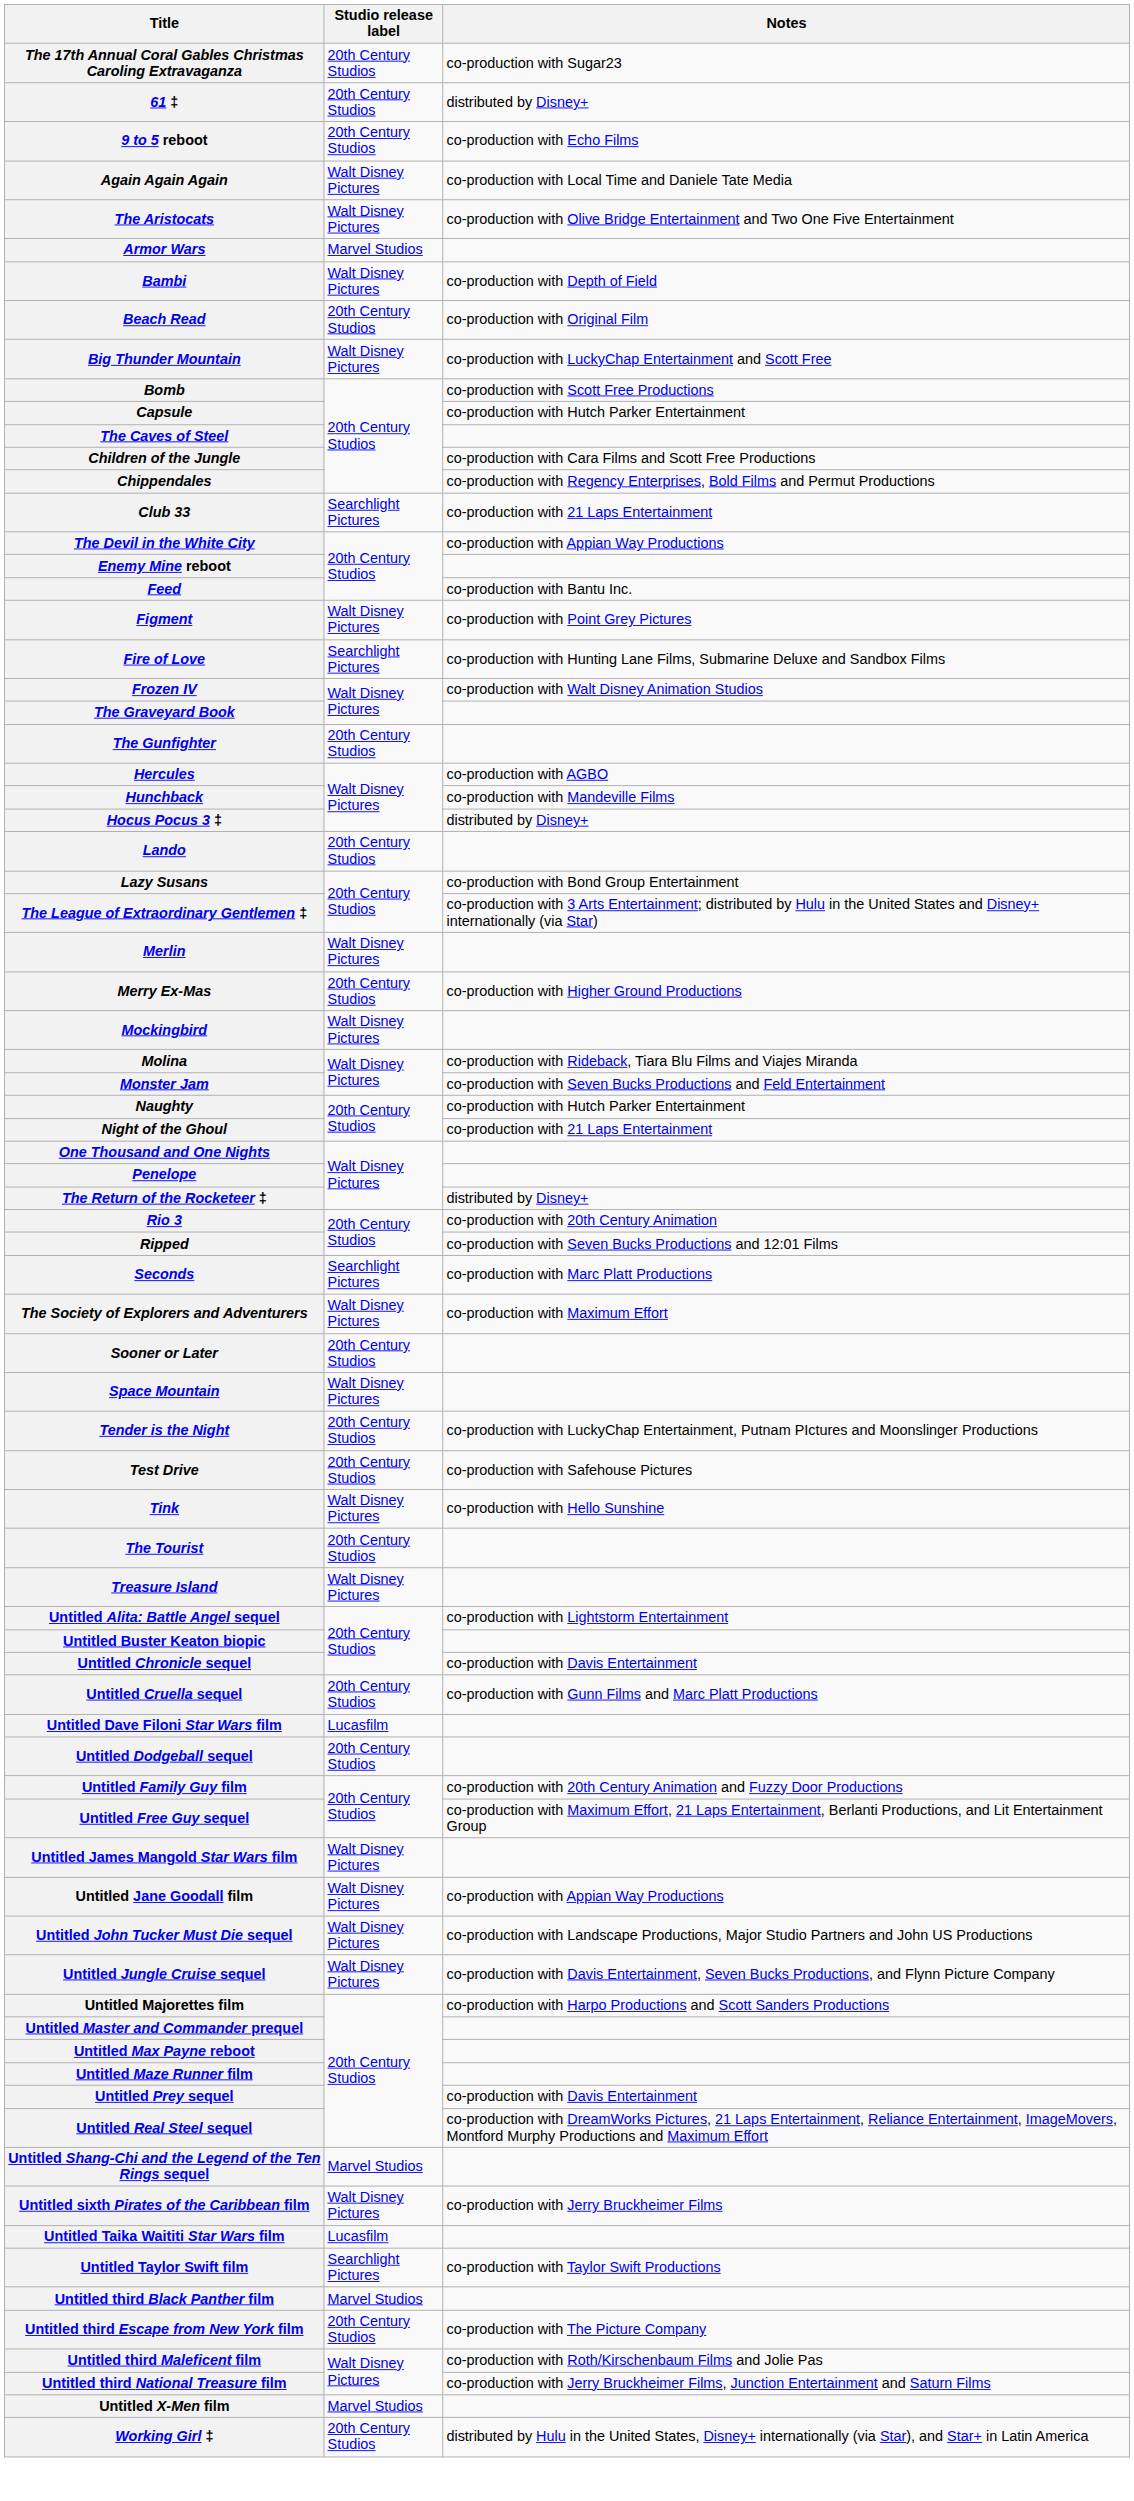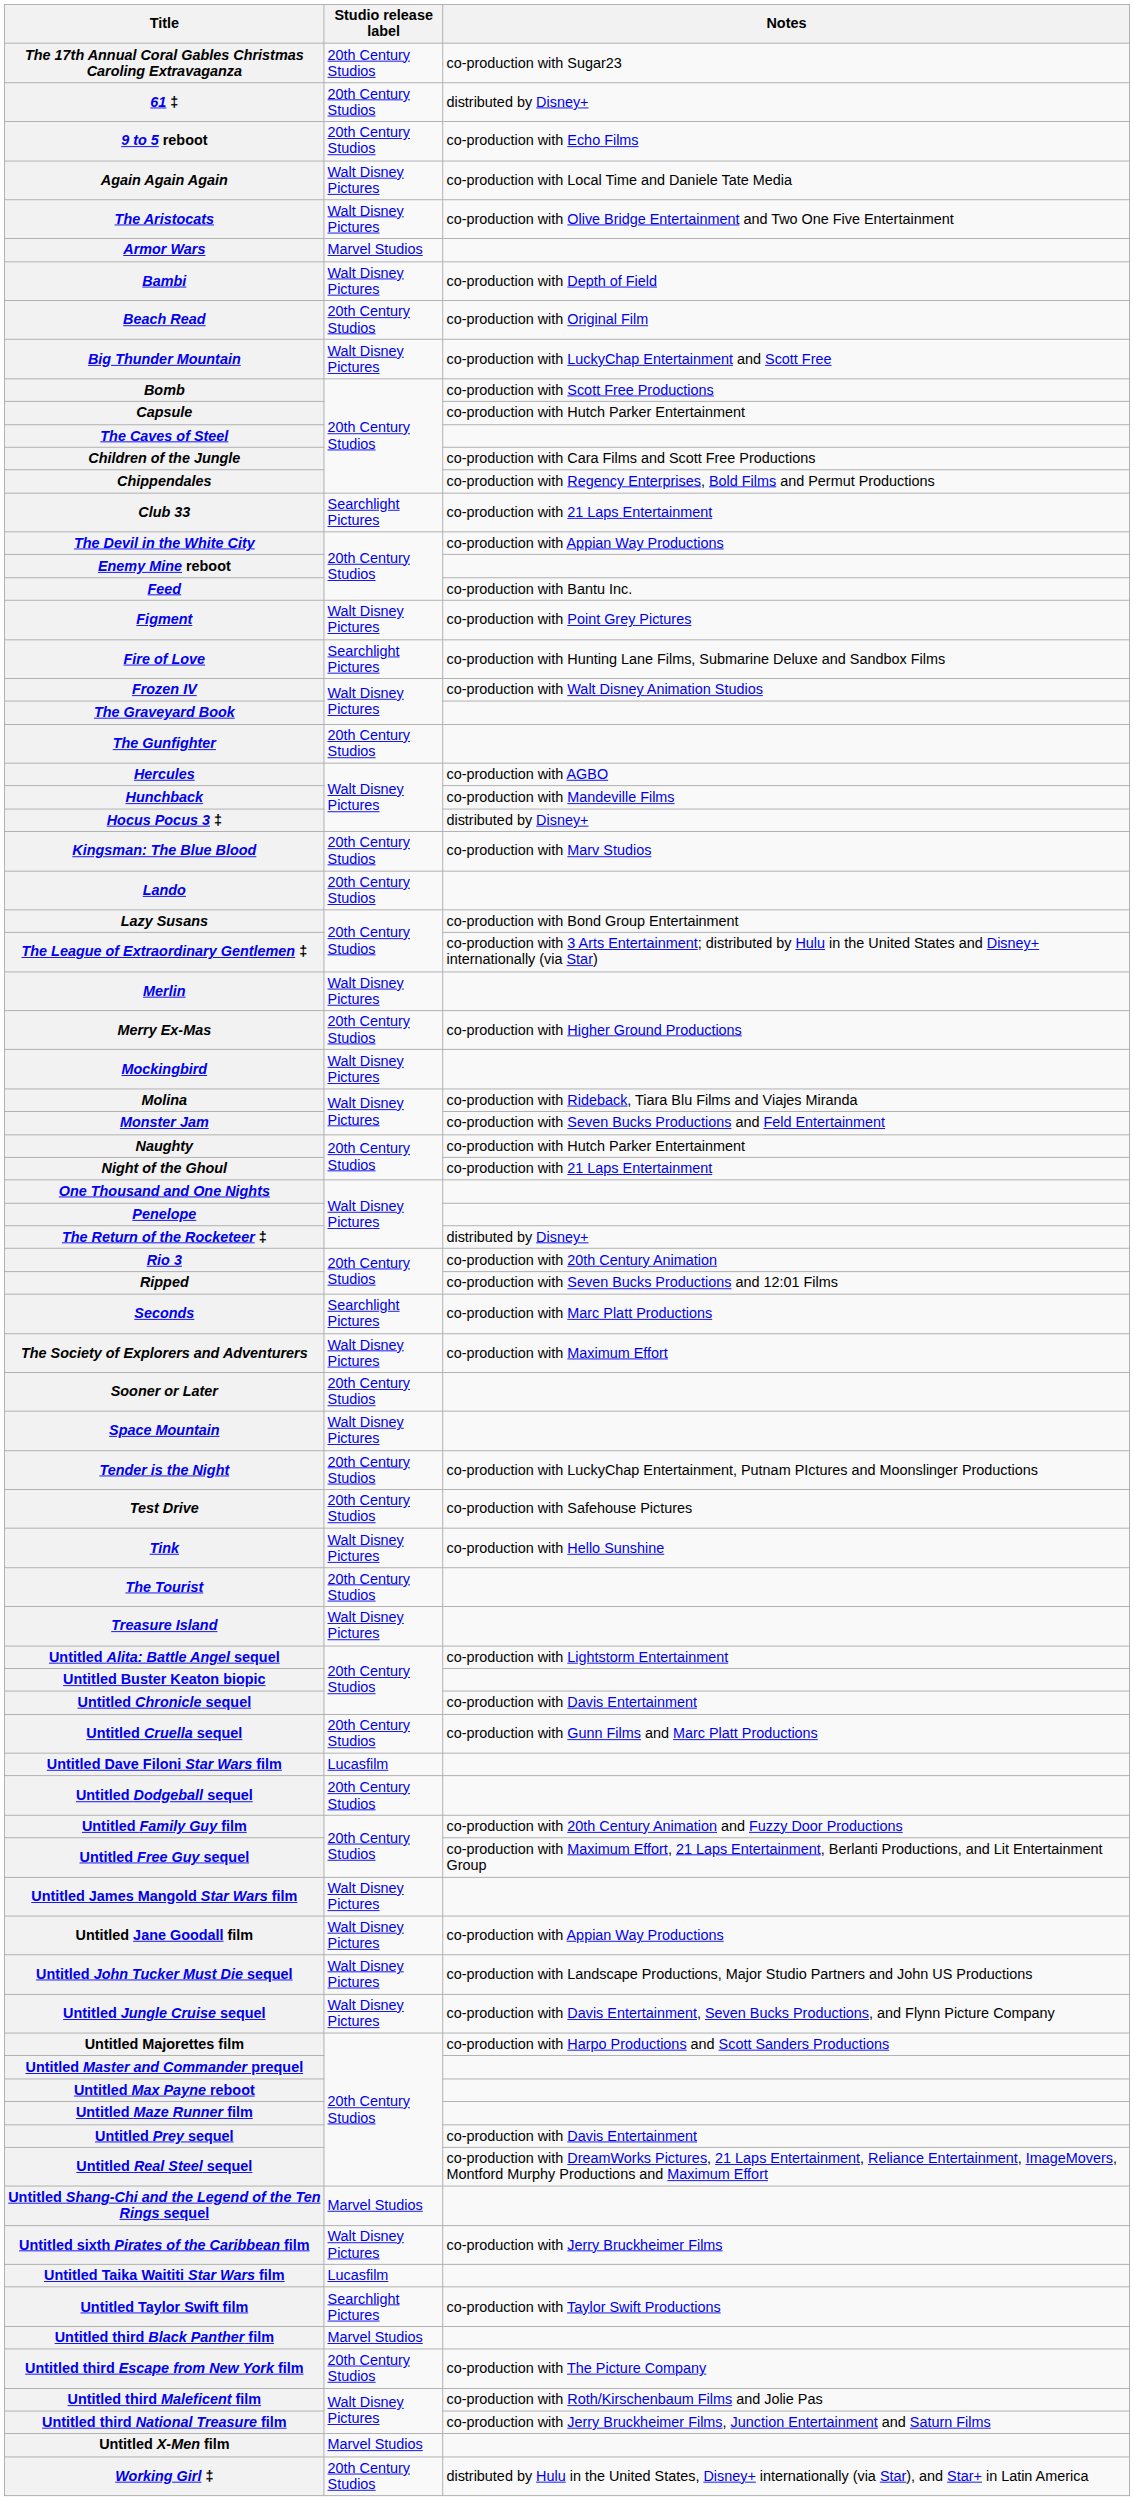+ row: (164, 851)
